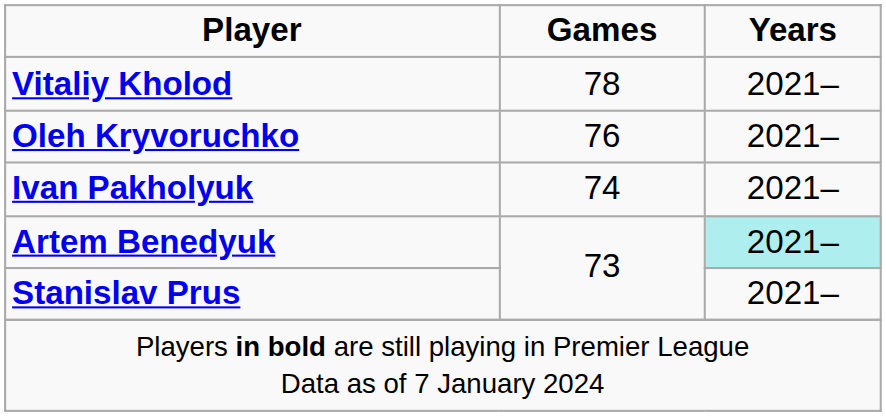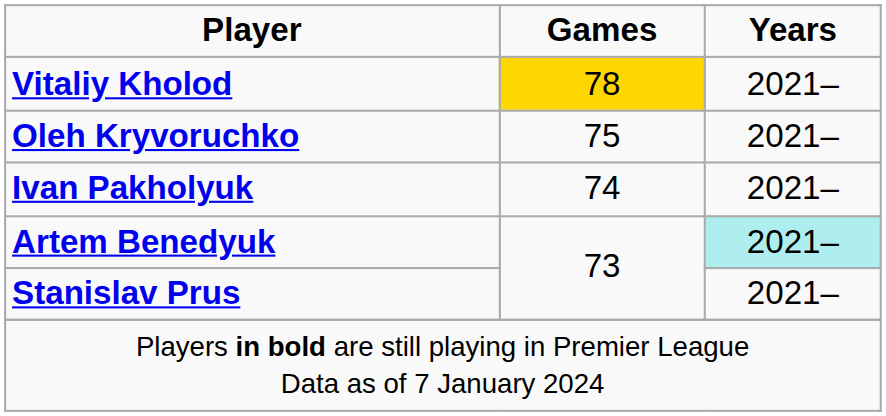(602, 83) no background -> (602, 83) gold background
(602, 135) 76 -> (602, 135) 75
